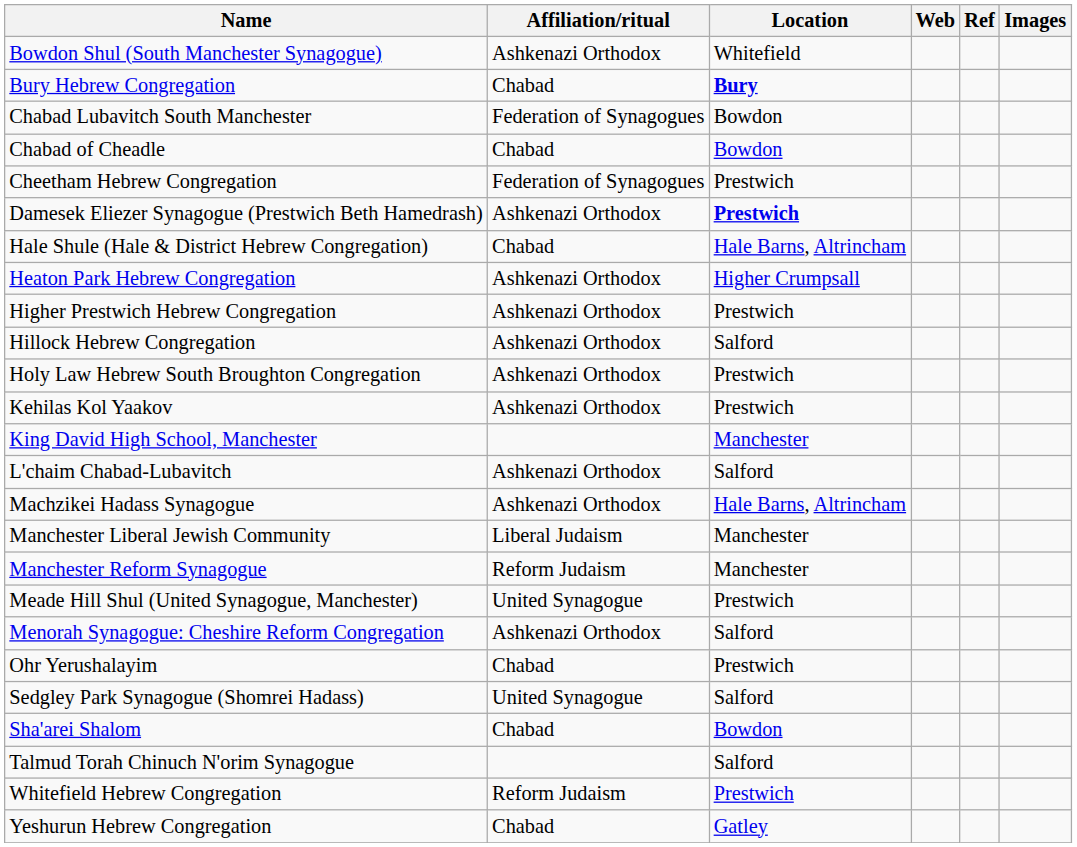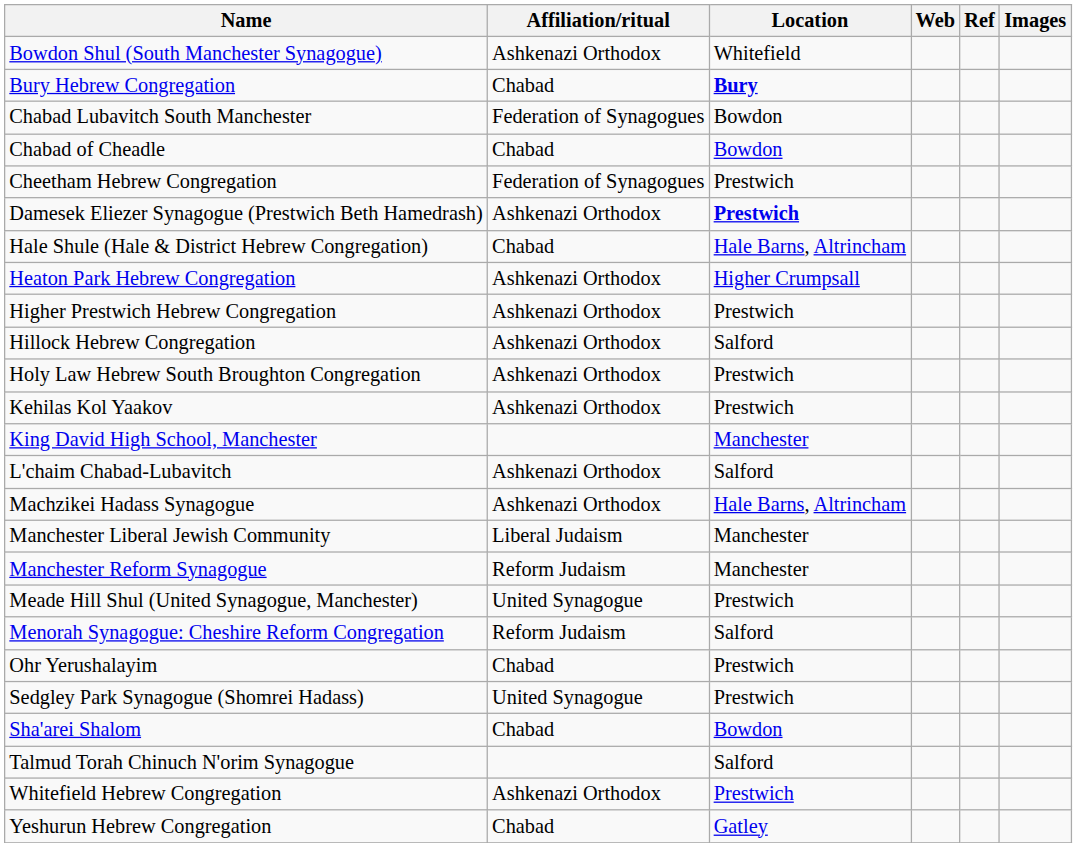(576, 632) Ashkenazi Orthodox -> (559, 632) Reform Judaism
(744, 697) Salford -> (754, 697) Prestwich
(559, 794) Reform Judaism -> (576, 794) Ashkenazi Orthodox
